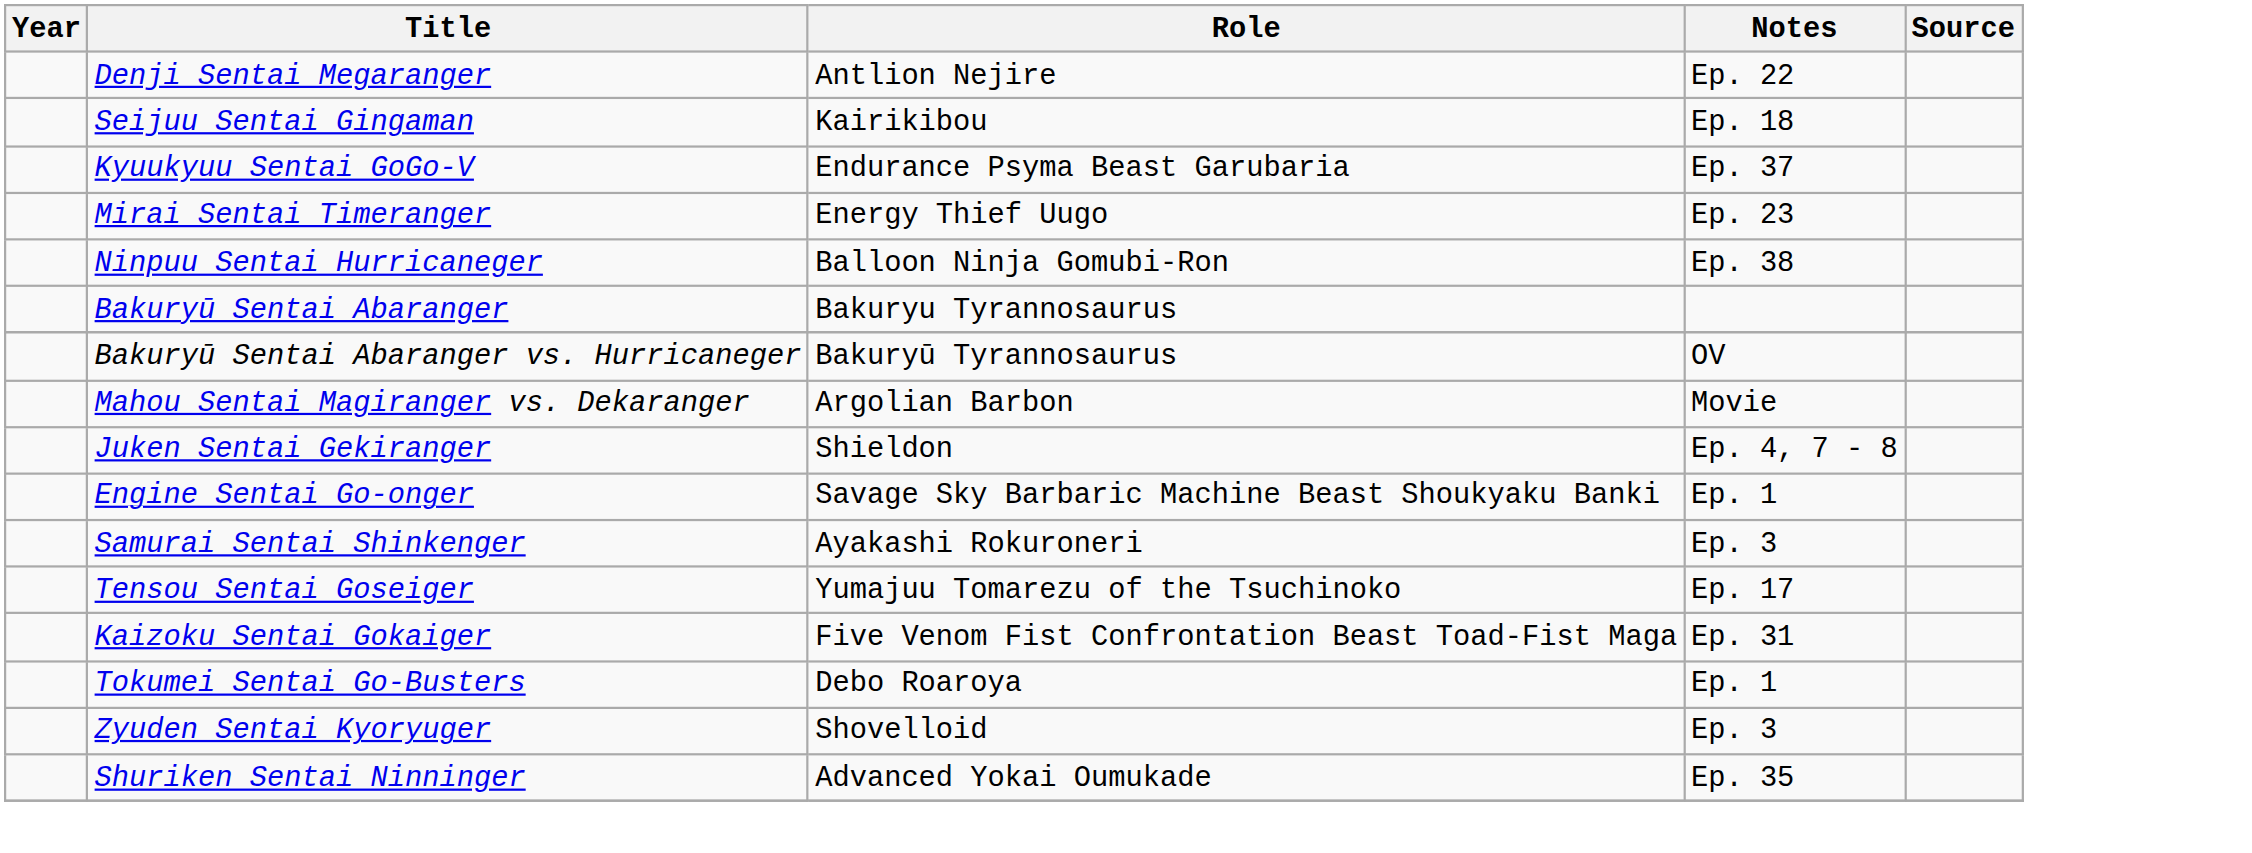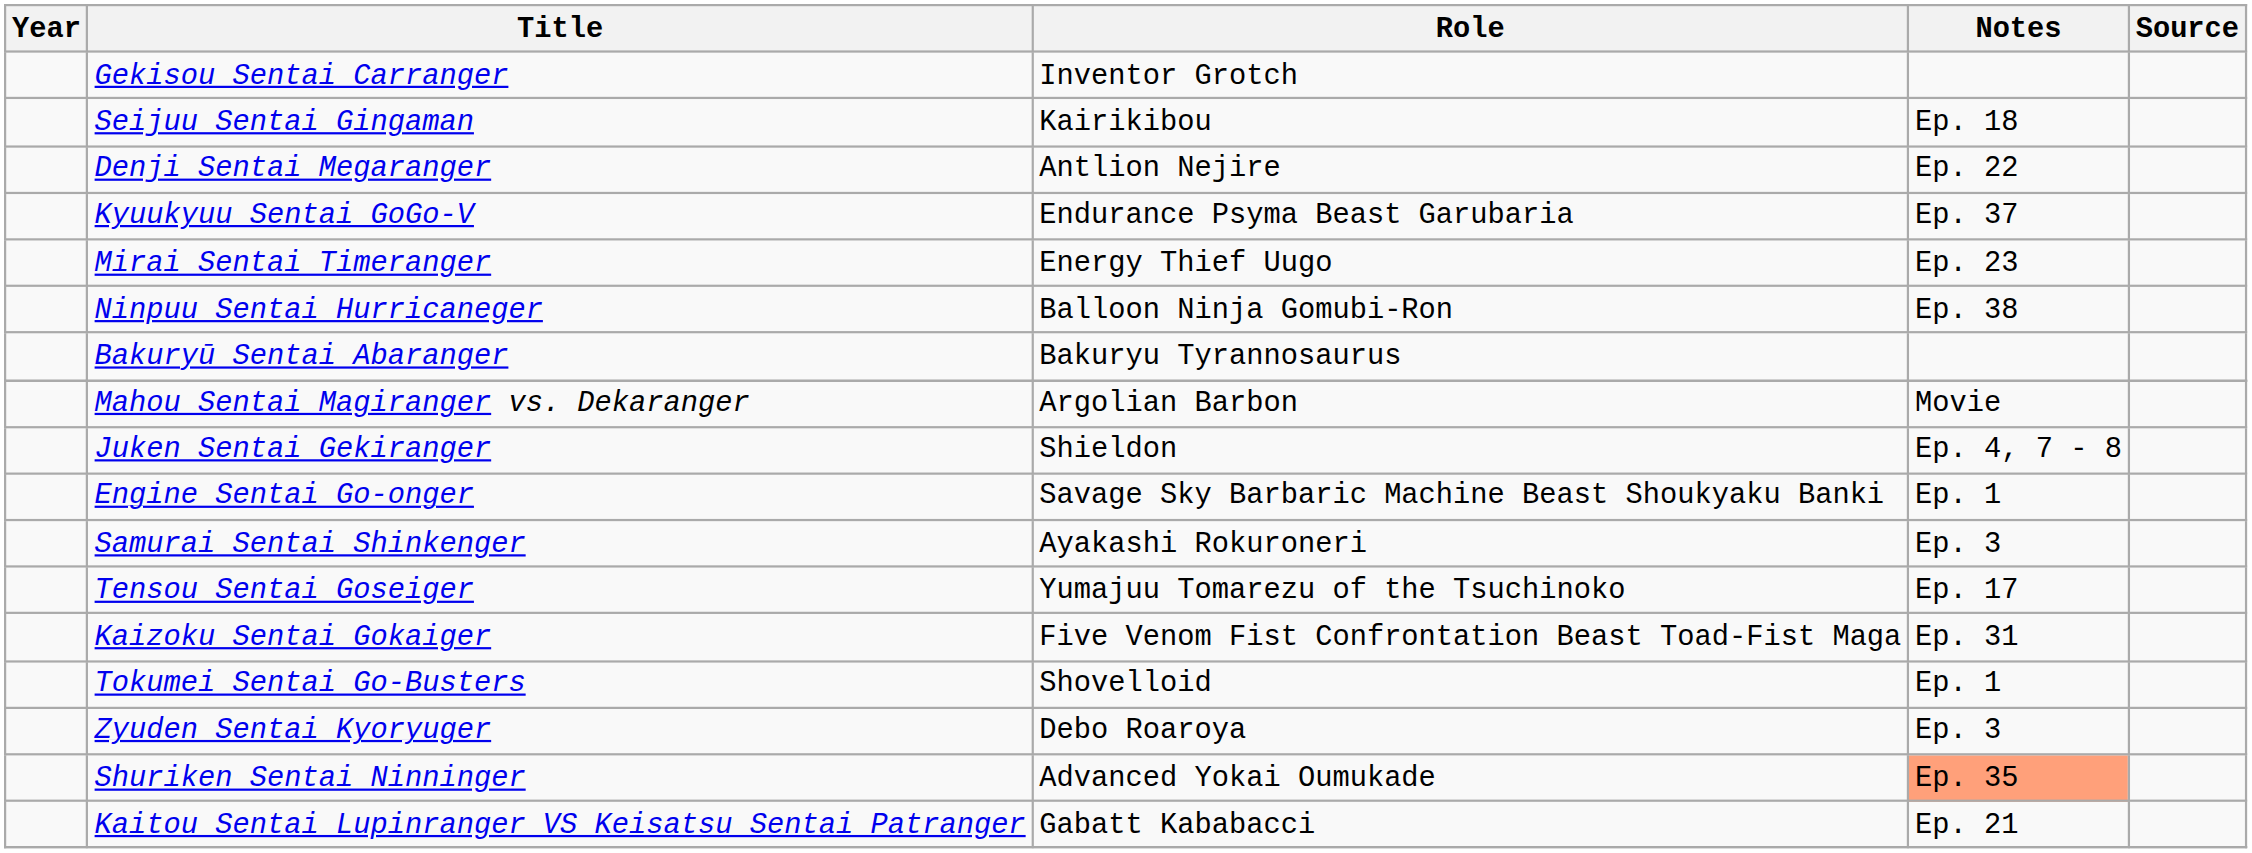+ row: (302, 75)
rows swapped: (293, 75) <-> (284, 122)
- row: (448, 356)
(919, 684) Debo Roaroya -> (1126, 684) Shovelloid
(901, 731) Shovelloid -> (1143, 731) Debo Roaroya
(1743, 778) no background -> (1967, 778) lightsalmon background
+ row: (560, 825)
